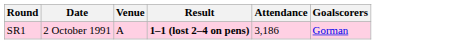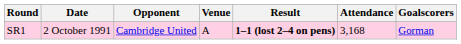+ column: (156, 13)
(267, 30) 3,186 -> (352, 30) 3,168
